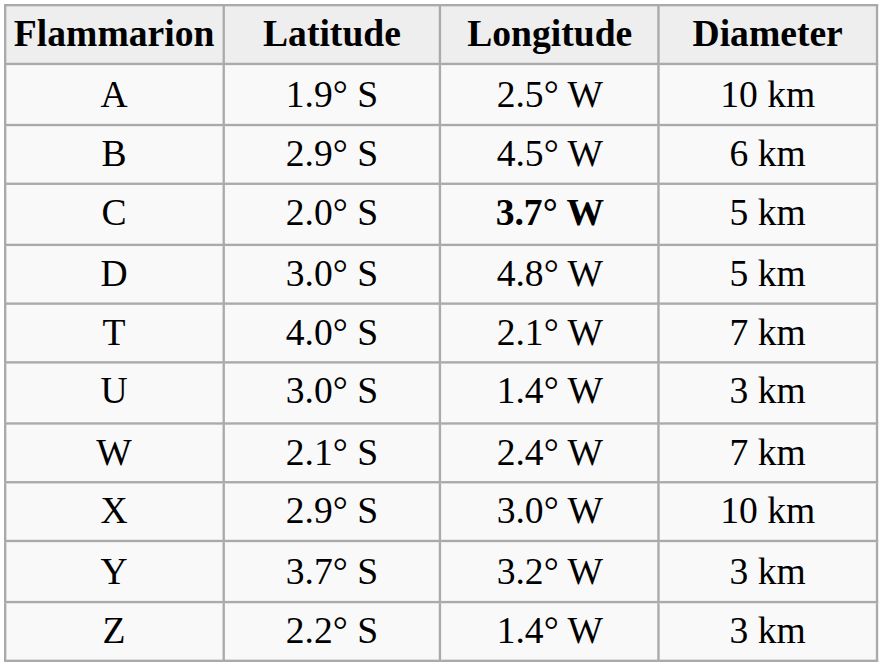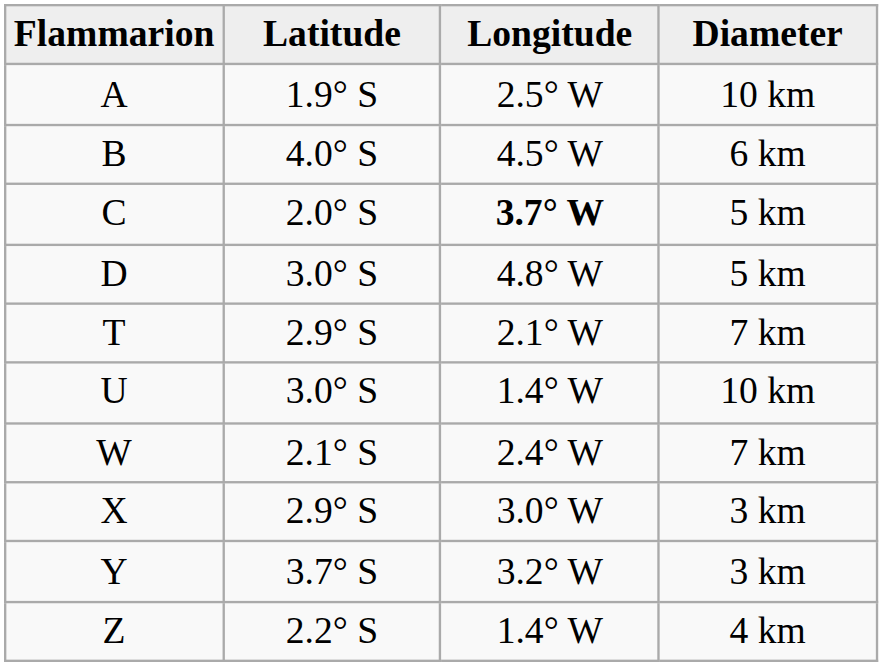(332, 153) 2.9° S -> (332, 153) 4.0° S
(332, 332) 4.0° S -> (332, 332) 2.9° S
(768, 392) 3 km -> (768, 392) 10 km
(768, 511) 10 km -> (768, 511) 3 km
(768, 630) 3 km -> (768, 630) 4 km
